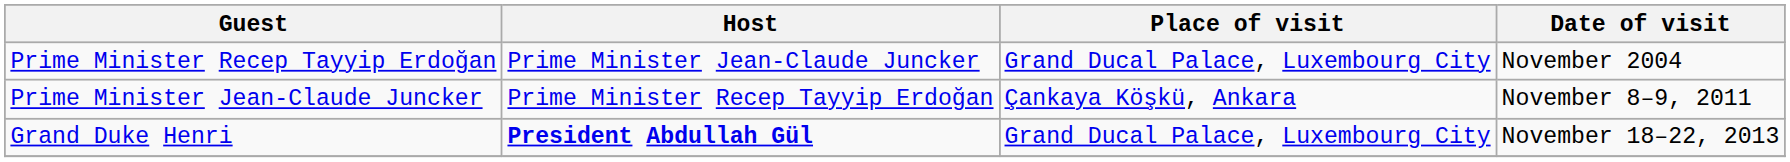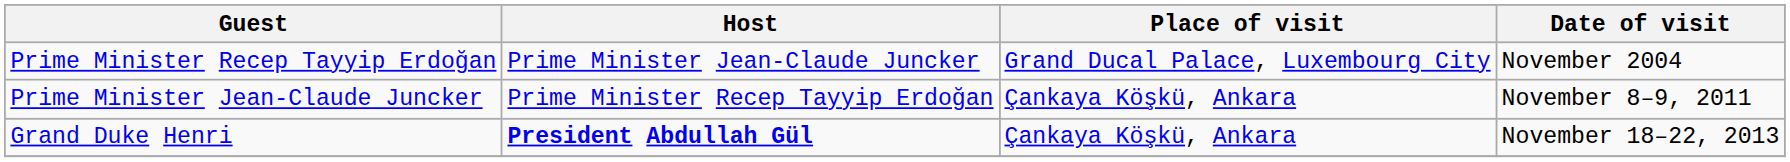(1248, 137) Grand Ducal Palace, Luxembourg City -> (1150, 137) Çankaya Köşkü, Ankara
